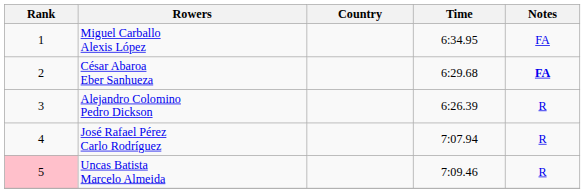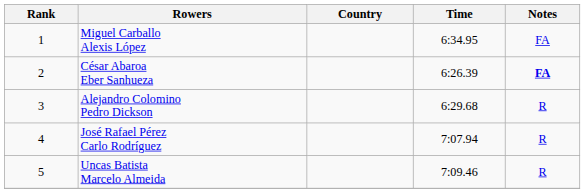(459, 73) 6:29.68 -> (459, 73) 6:26.39
(459, 106) 6:26.39 -> (459, 106) 6:29.68
(41, 172) pink background -> (41, 172) no background
